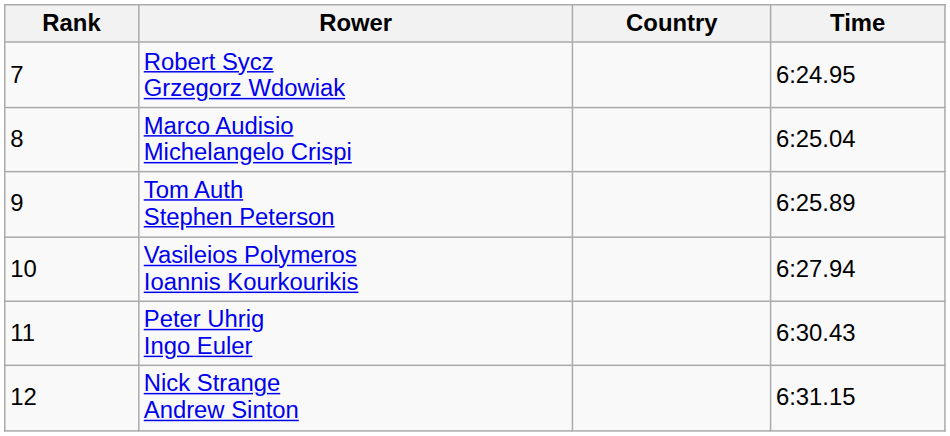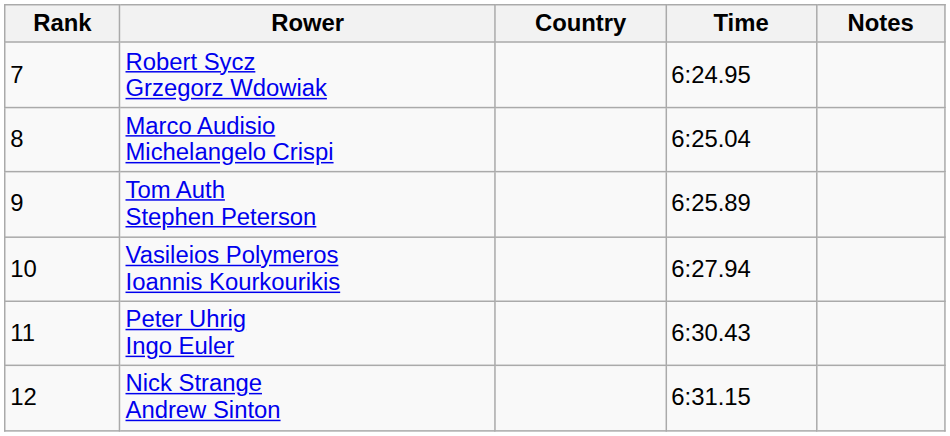+ column: (881, 23)
